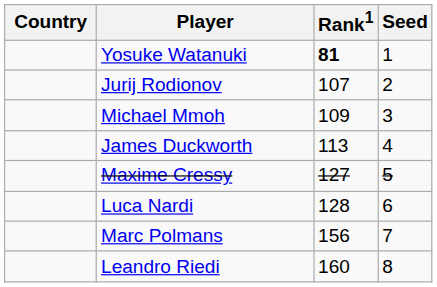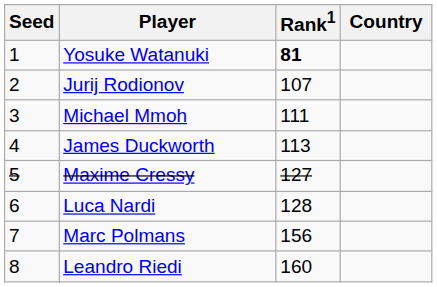columns swapped: (51, 22) <-> (405, 22)
(334, 115) 109 -> (295, 115) 111
